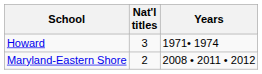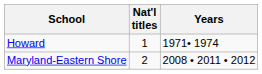(145, 43) 3 -> (145, 43) 1
